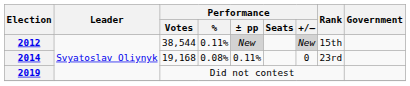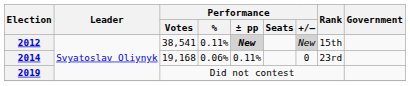(179, 42) 38,544 -> (179, 42) 38,541
(247, 42) normal -> (247, 42) bold
(214, 58) 0.08% -> (214, 58) 0.06%
